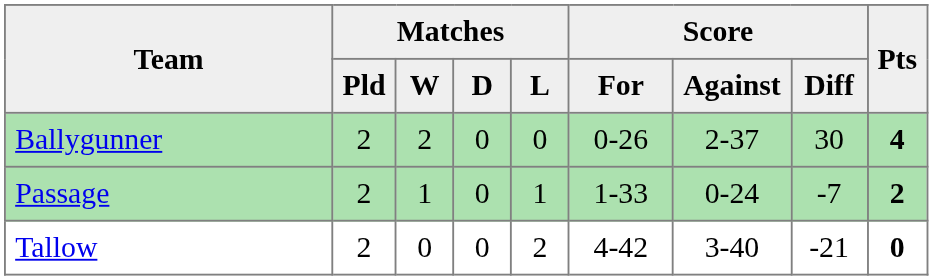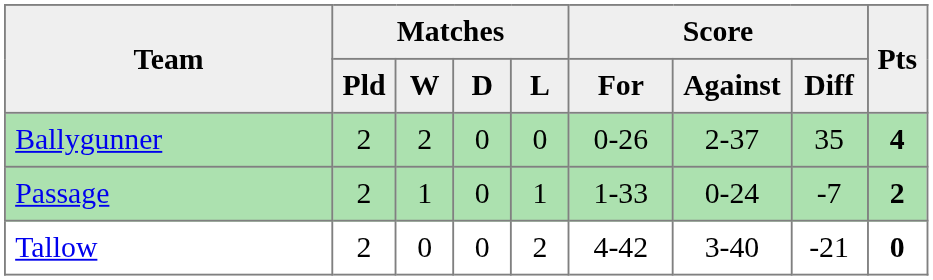(829, 139) 30 -> (829, 139) 35
